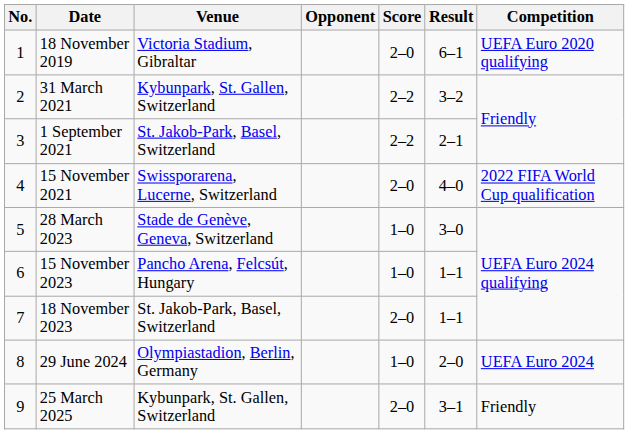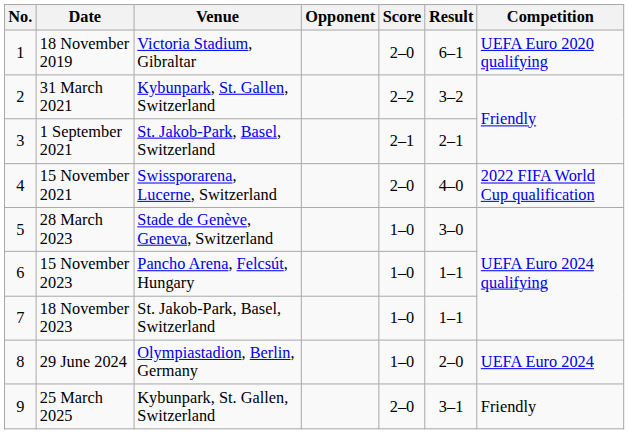(402, 140) 2–2 -> (402, 140) 2–1
(402, 317) 2–0 -> (402, 317) 1–0
